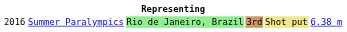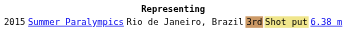(15, 22) 2016 -> (15, 22) 2015
(185, 22) lightgreen background -> (185, 22) no background
